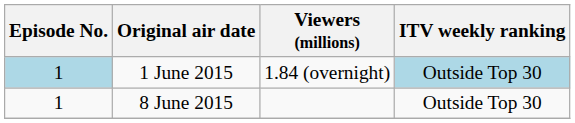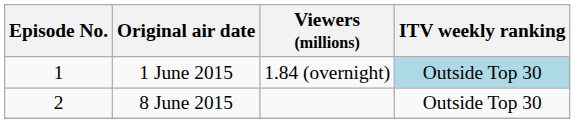(59, 72) lightblue background -> (59, 72) no background
(59, 103) 1 -> (59, 103) 2
